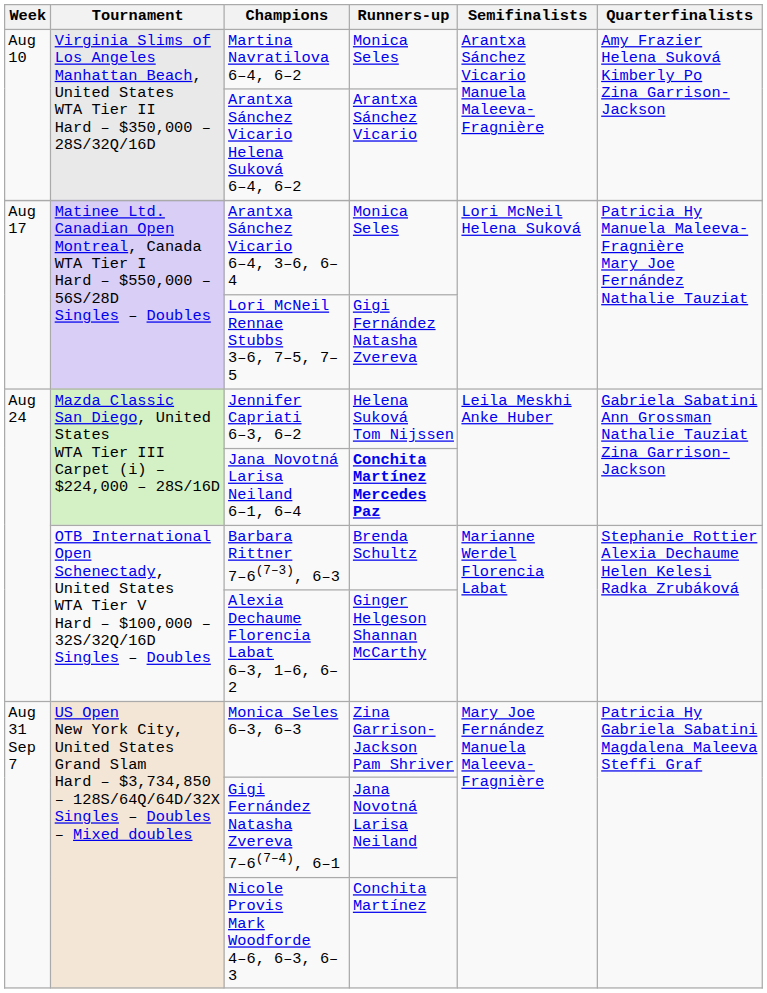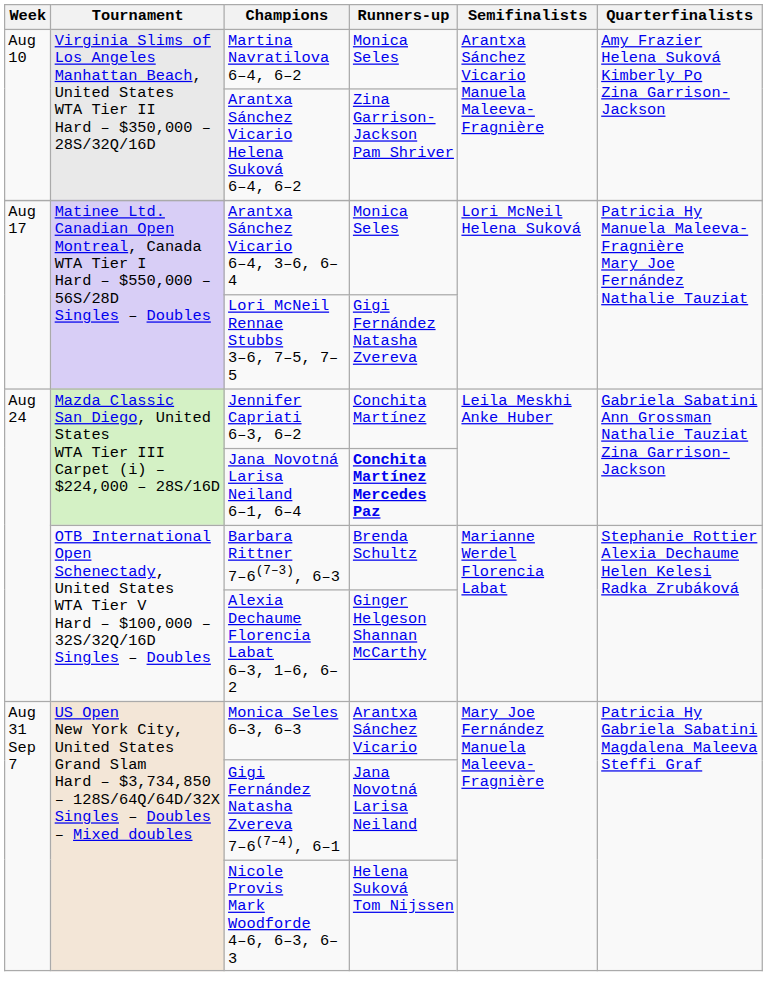(385, 119) Arantxa Sánchez Vicario -> (403, 128) Zina Garrison-Jackson Pam Shriver
(403, 419) Helena Suková Tom Nijssen -> (390, 410) Conchita Martínez
(403, 740) Zina Garrison-Jackson Pam Shriver -> (385, 731) Arantxa Sánchez Vicario
(390, 898) Conchita Martínez -> (403, 890) Helena Suková Tom Nijssen
